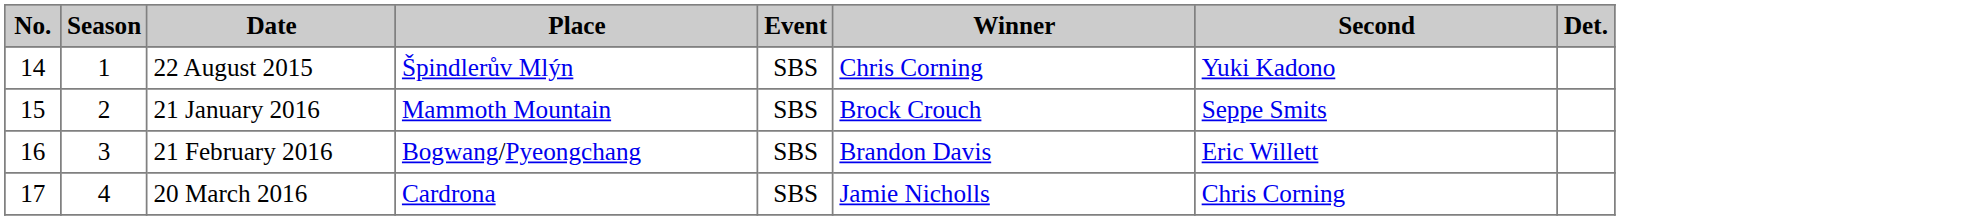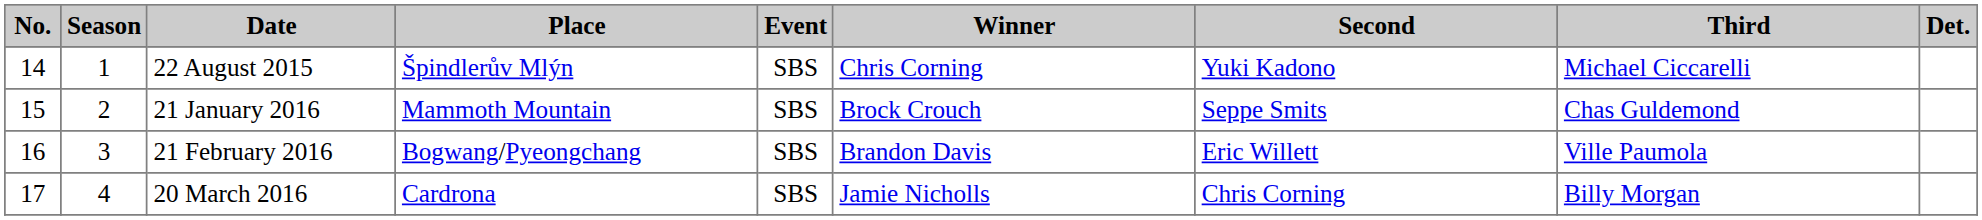+ column: (1739, 25)
